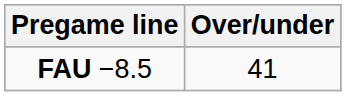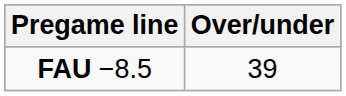(262, 68) 41 -> (262, 68) 39
